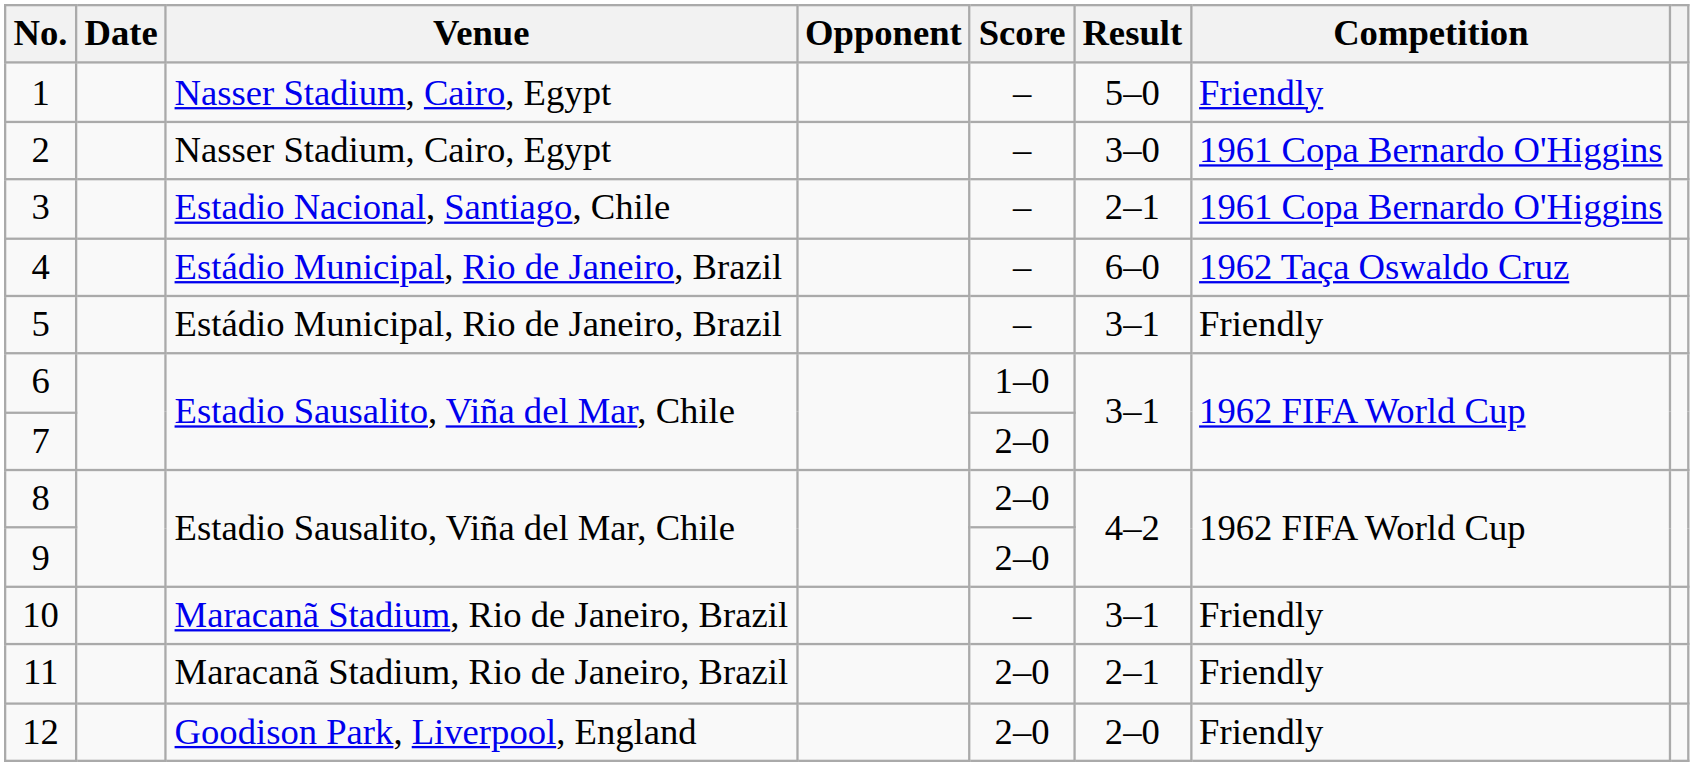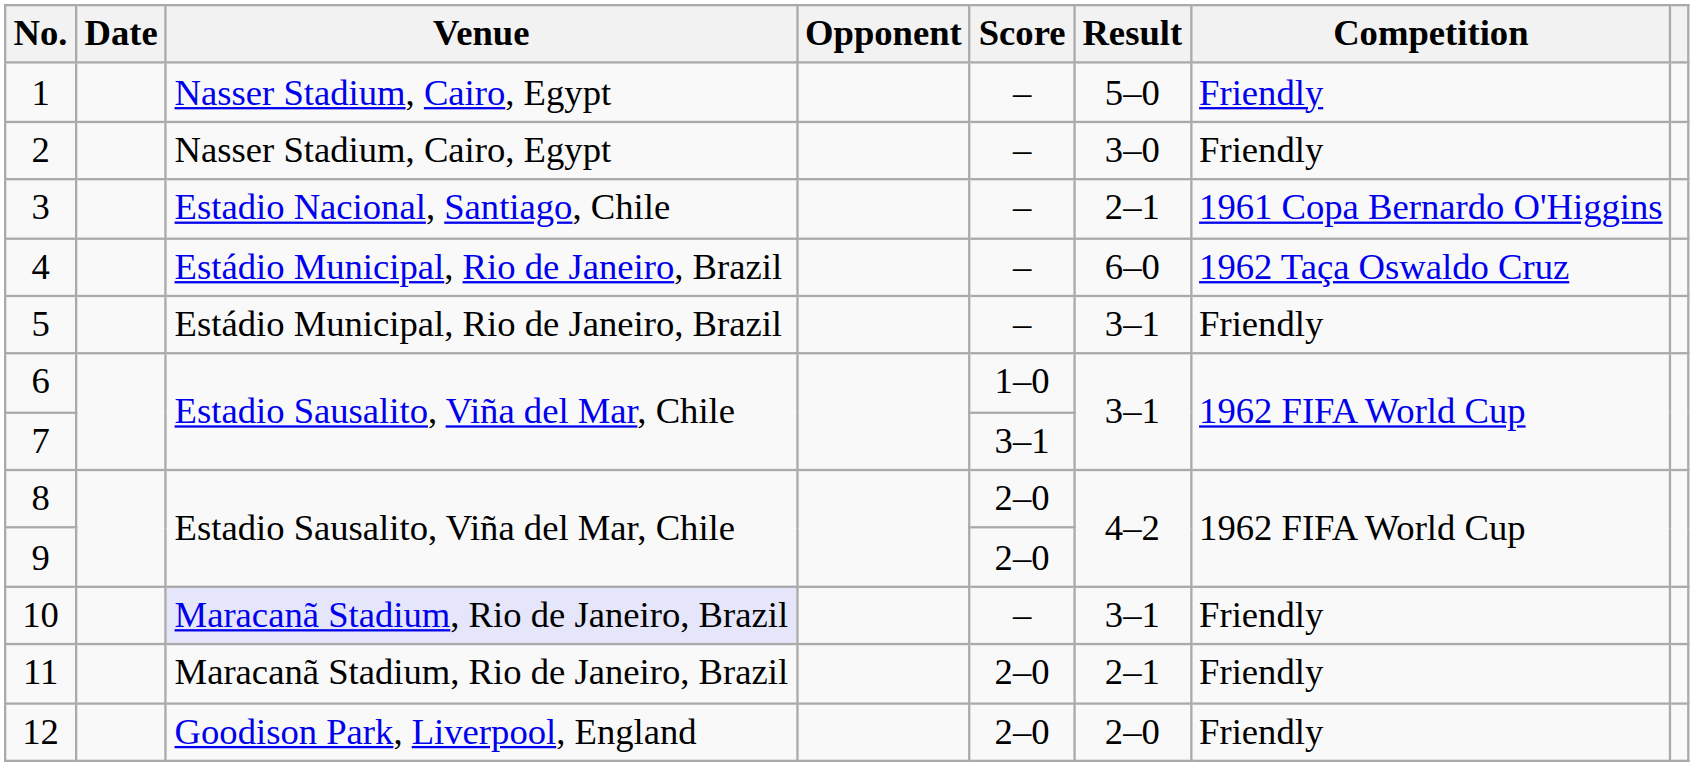(1431, 149) 1961 Copa Bernardo O'Higgins -> (1261, 149) Friendly
(1022, 440) 2–0 -> (1022, 440) 3–1
(481, 614) no background -> (481, 614) lavender background
